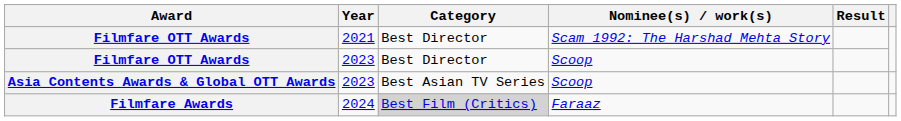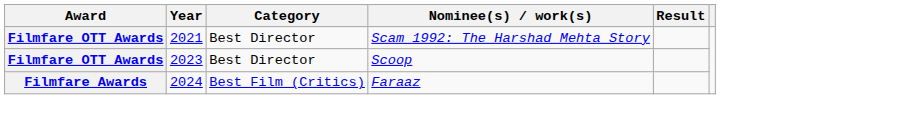- row: (172, 82)
(459, 105) lightgrey background -> (287, 82) no background
